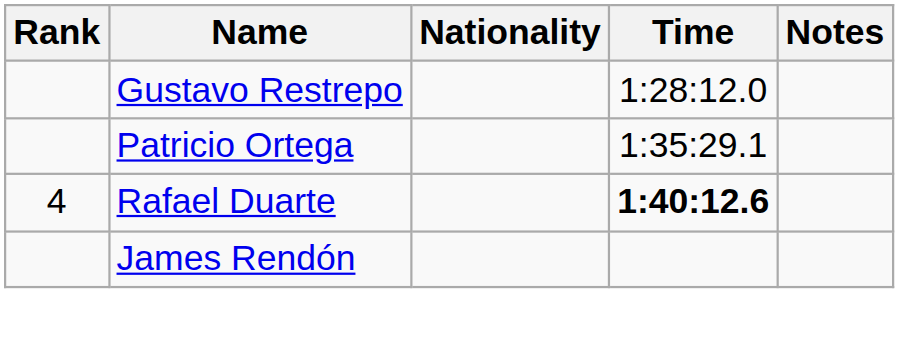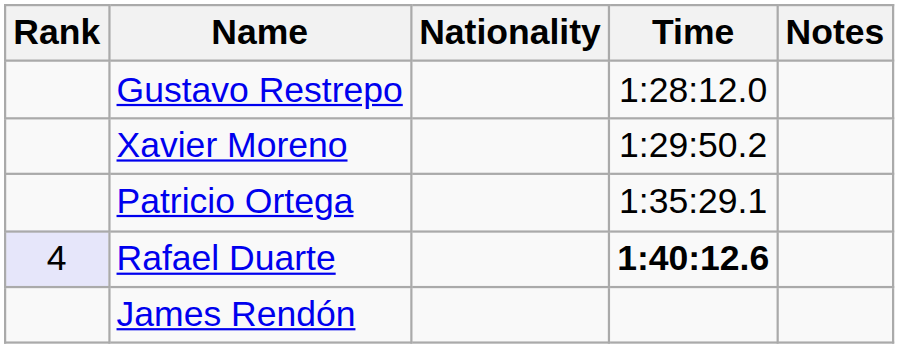+ row: (232, 145)
(57, 201) no background -> (57, 257) lavender background
